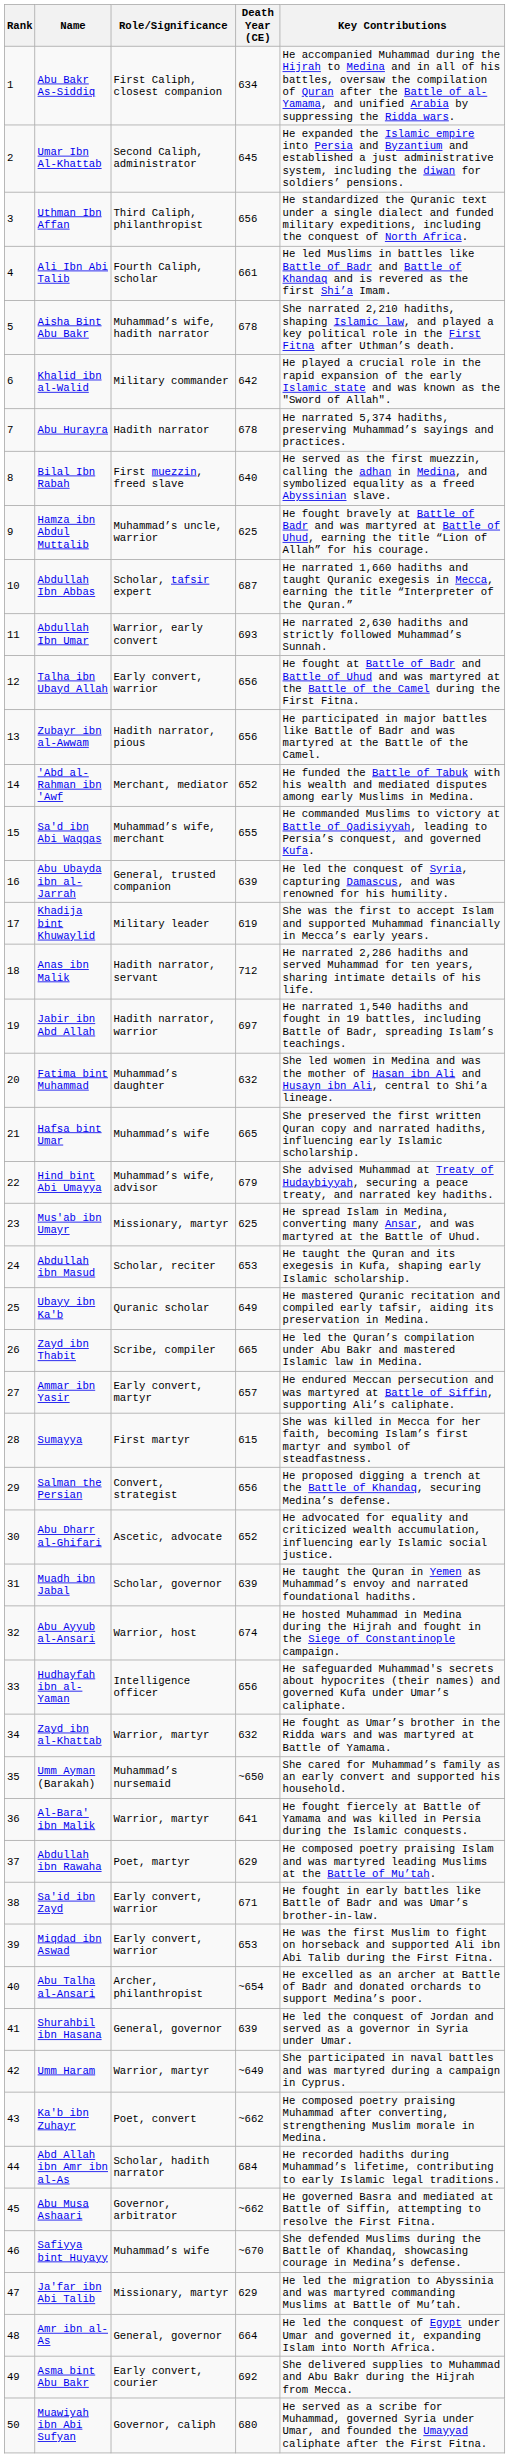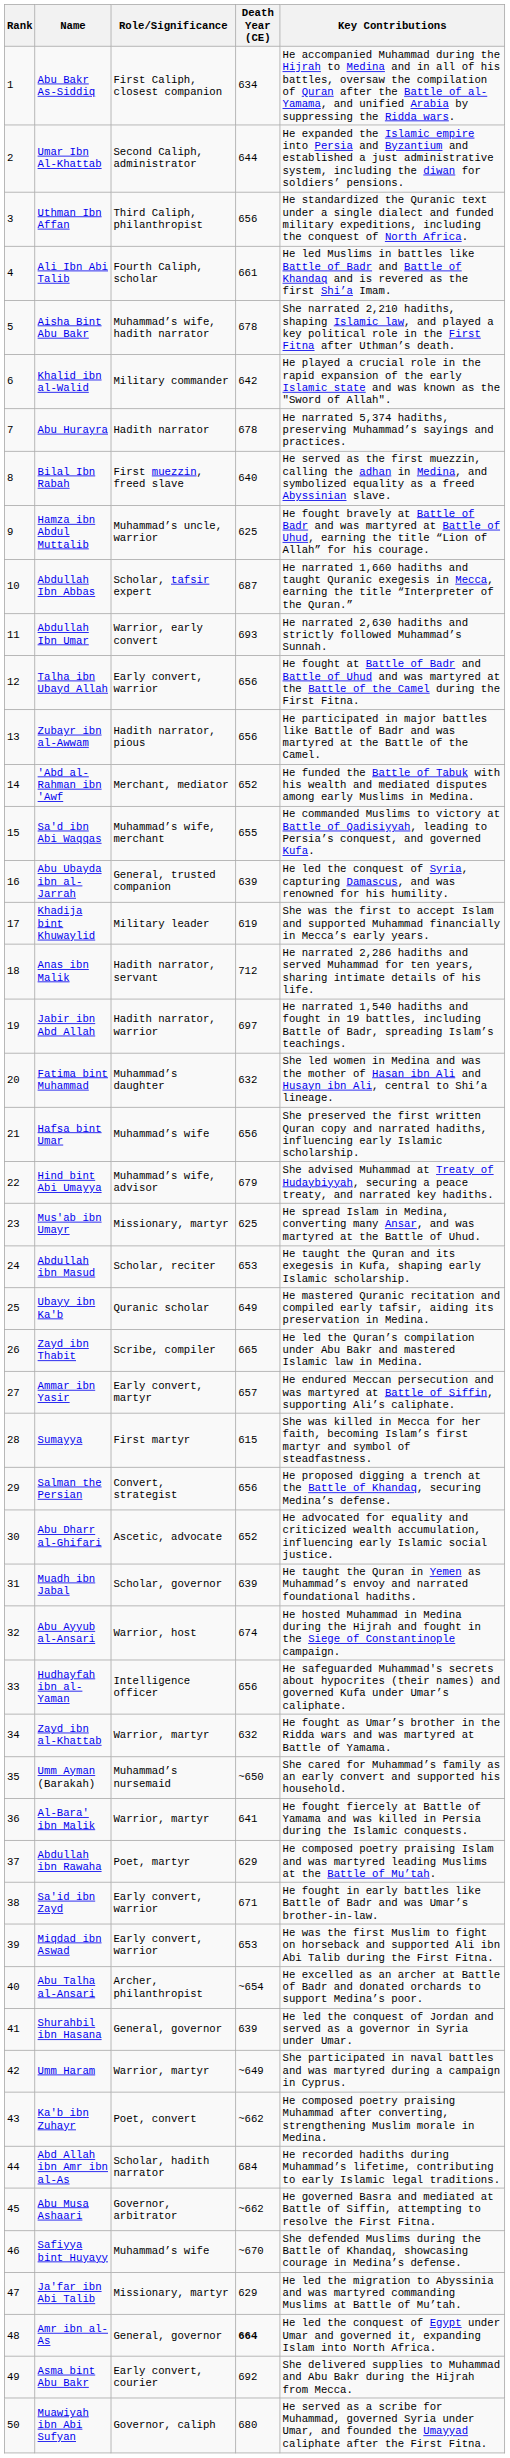(248, 159) 645 -> (248, 159) 644
(248, 1134) 665 -> (248, 1134) 656
(248, 2335) normal -> (248, 2335) bold
